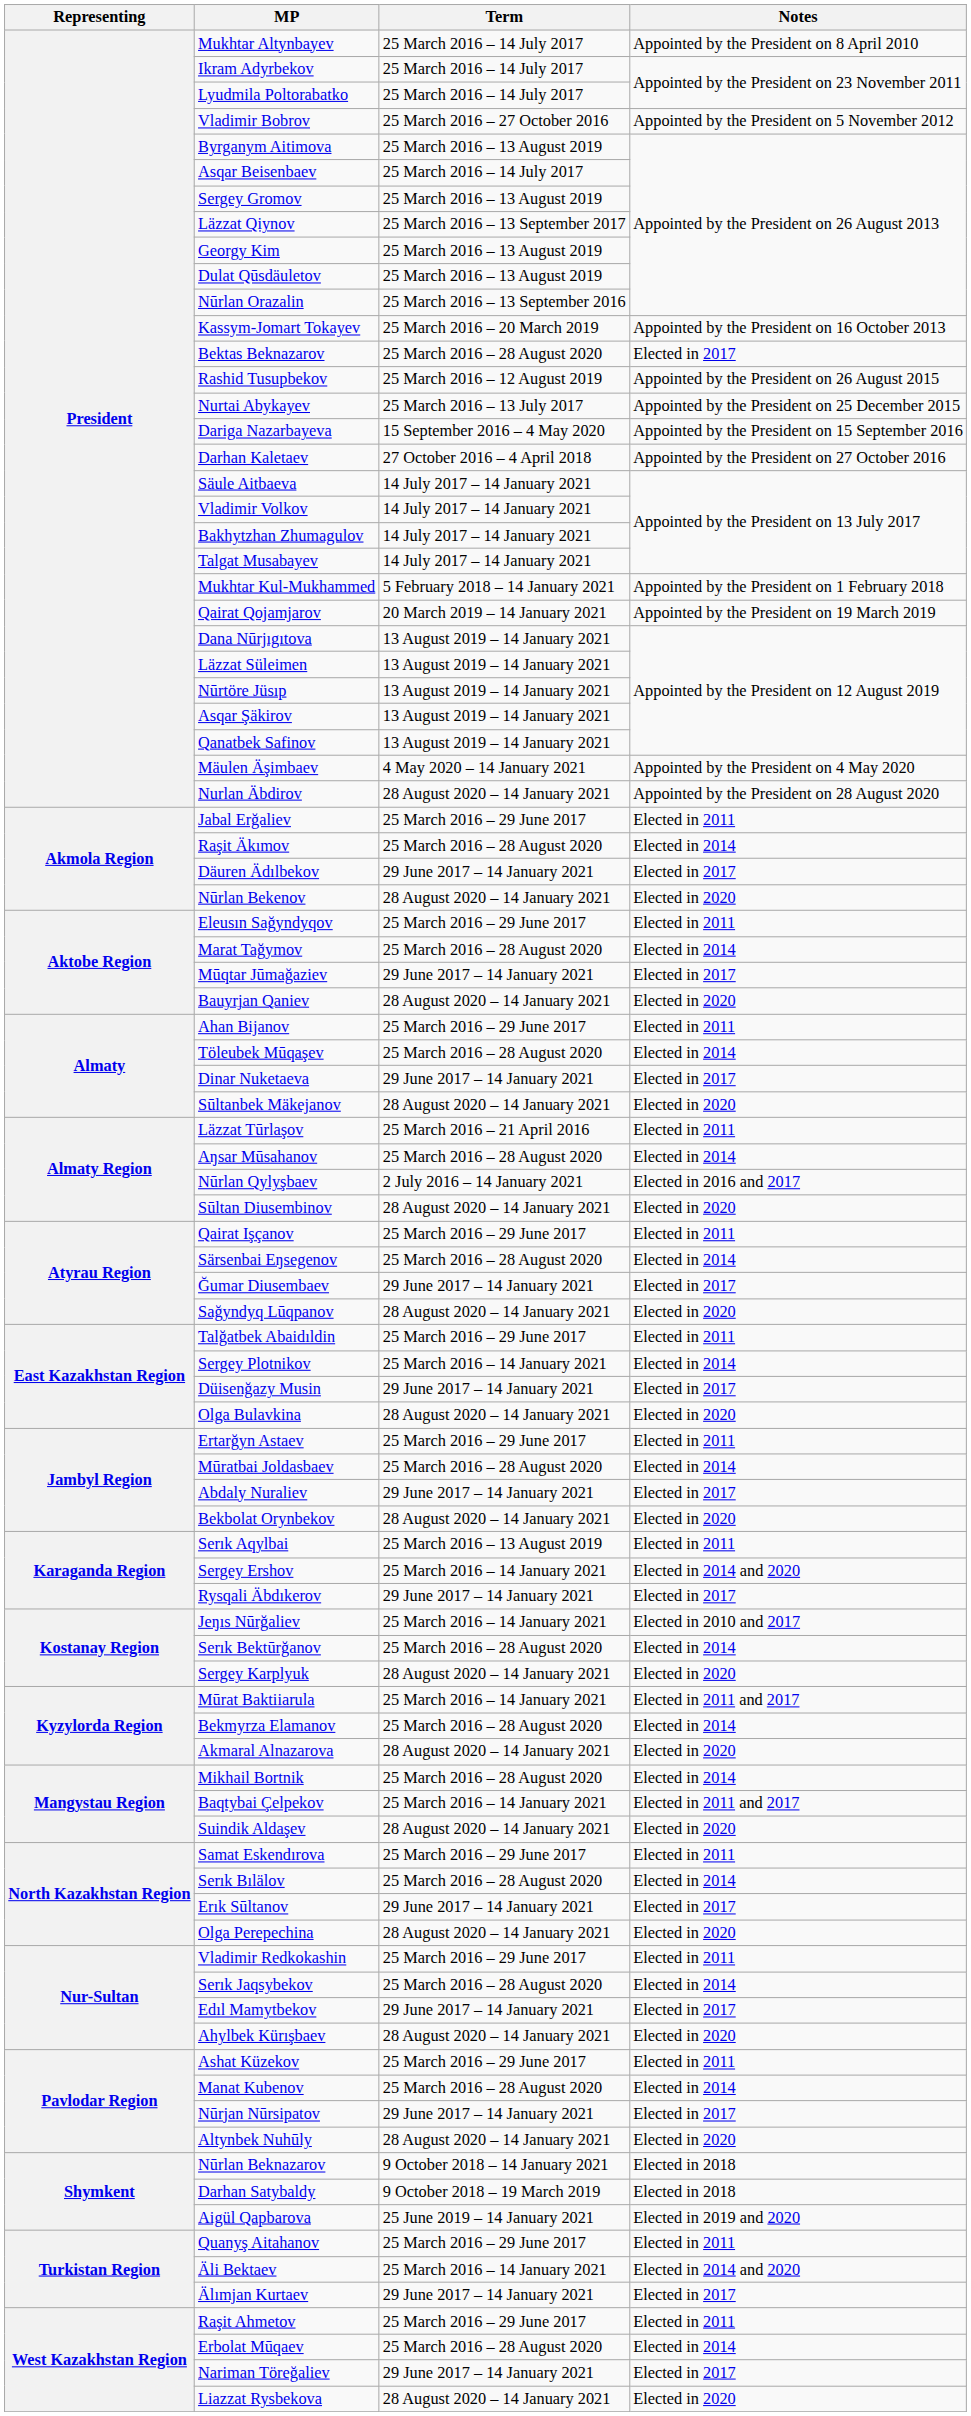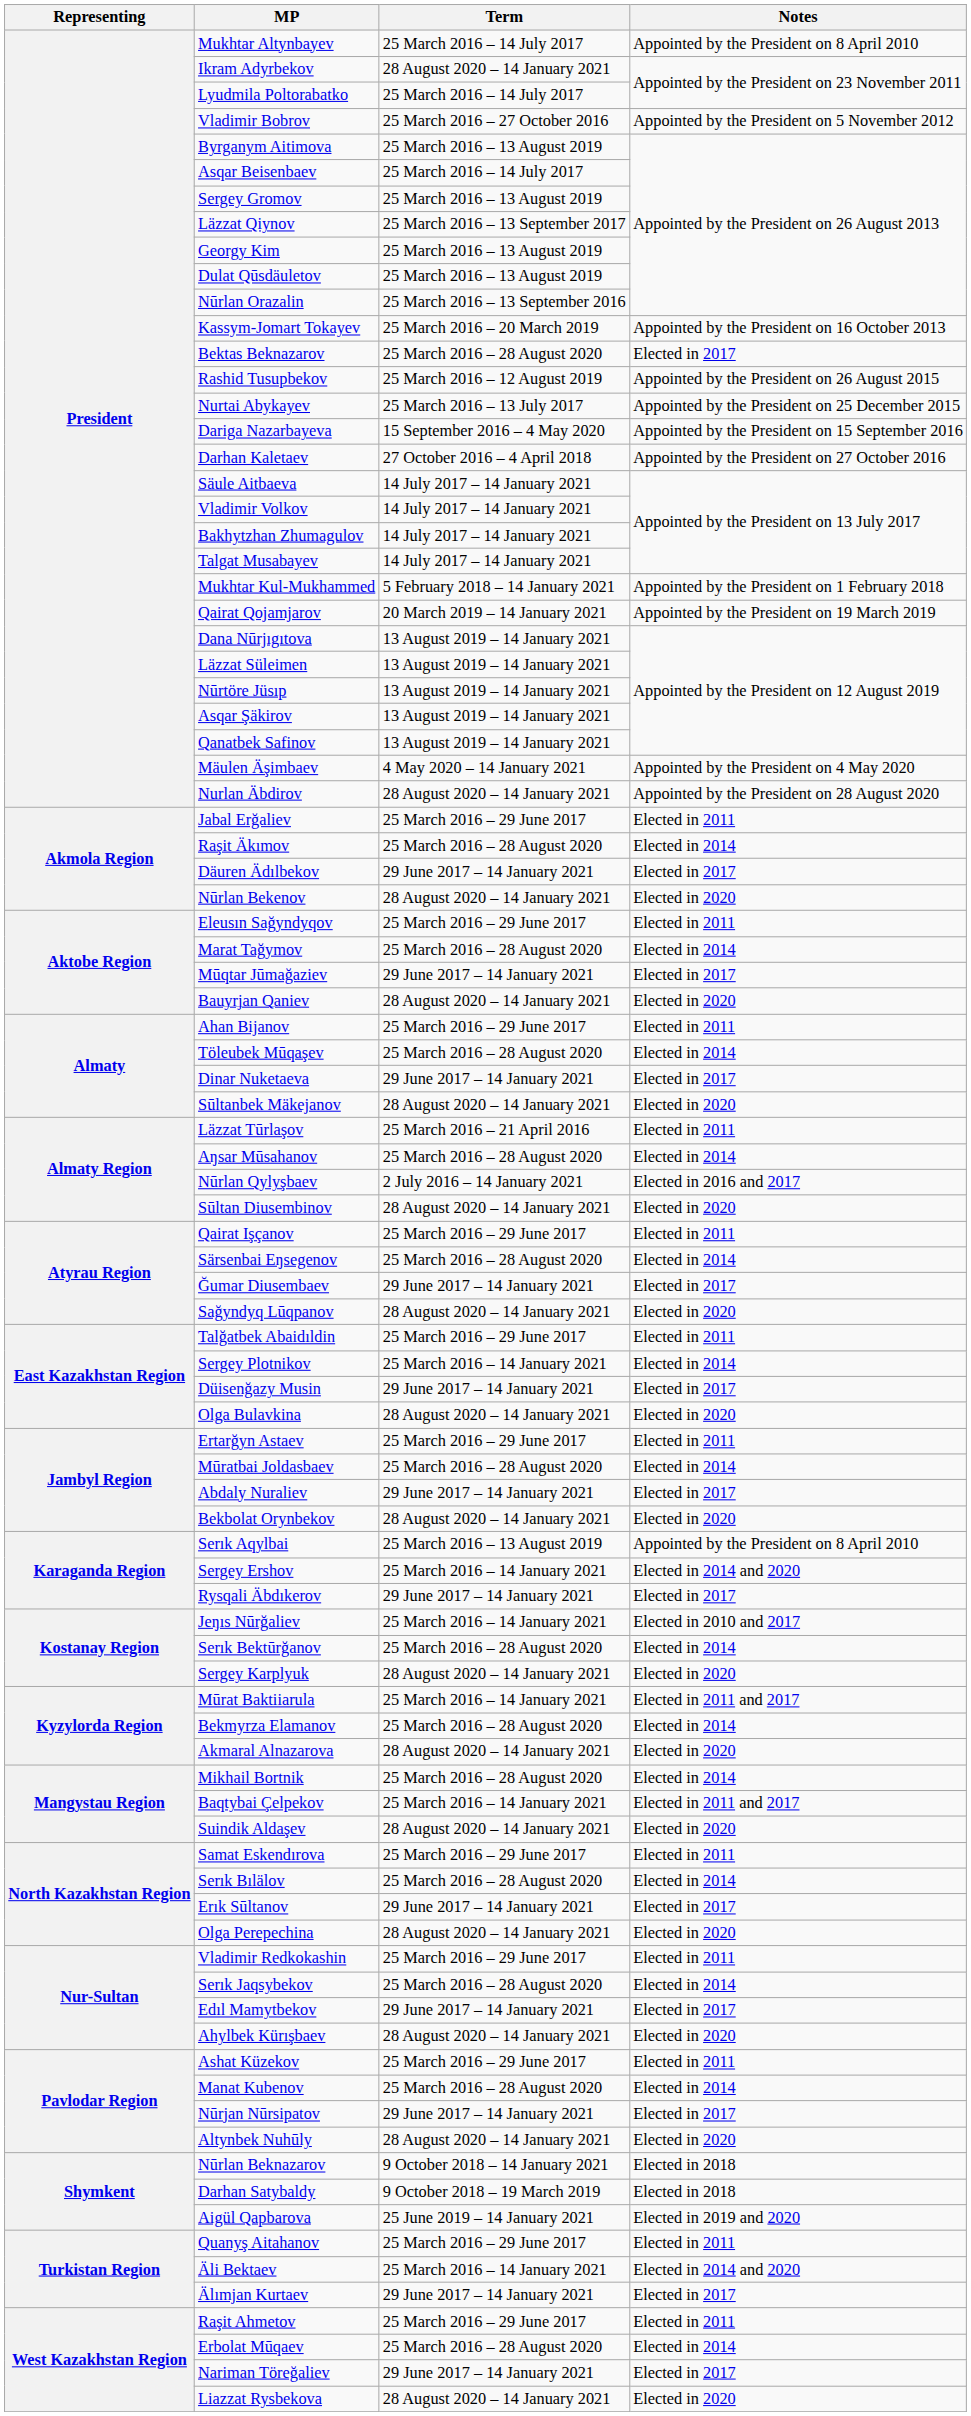(483, 69) 25 March 2016 – 14 July 2017 -> (497, 69) 28 August 2020 – 14 January 2021
(684, 1544) Elected in 2011 -> (776, 1544) Appointed by the President on 8 April 2010
